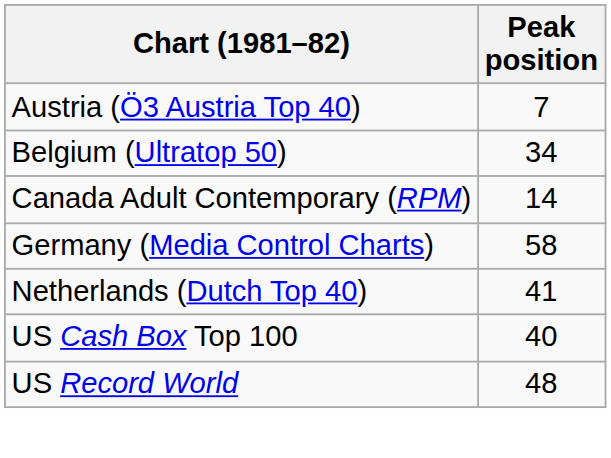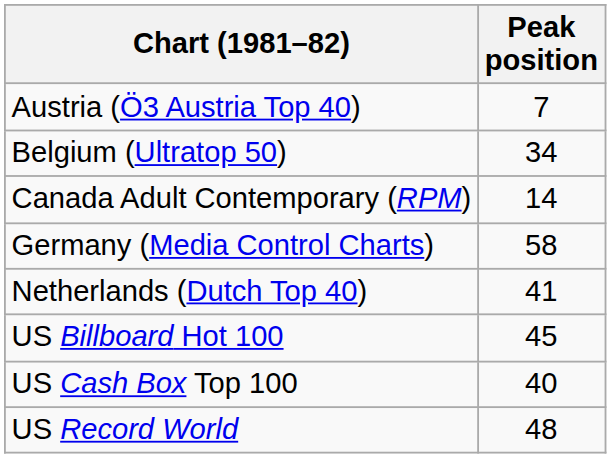+ row: (148, 337)
